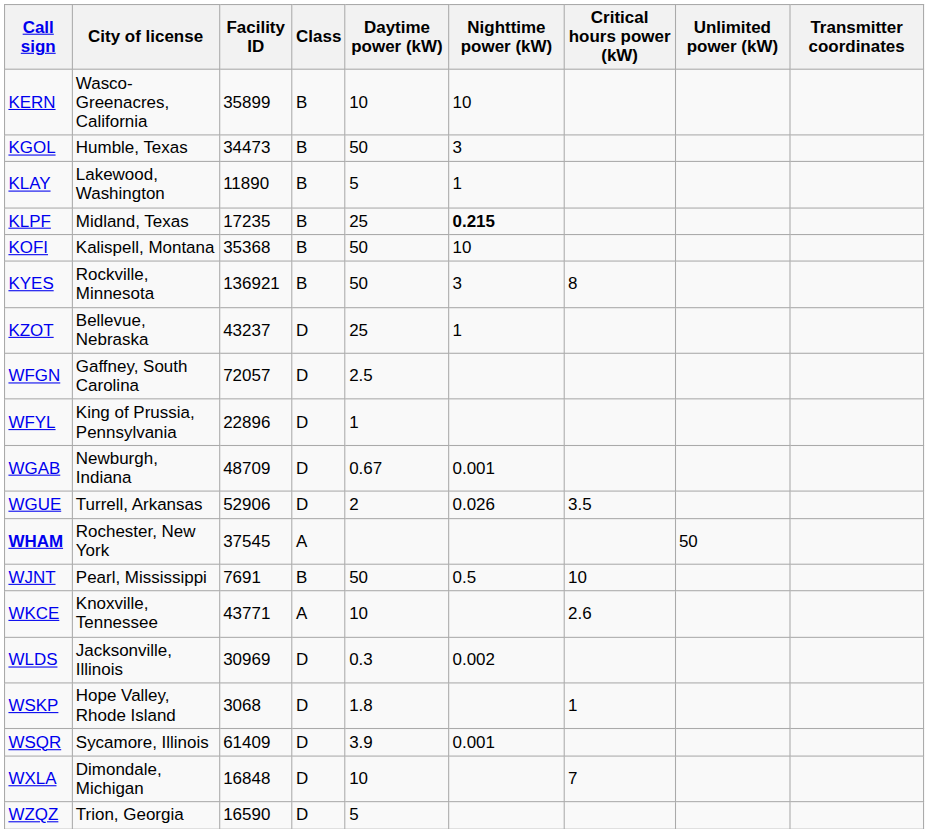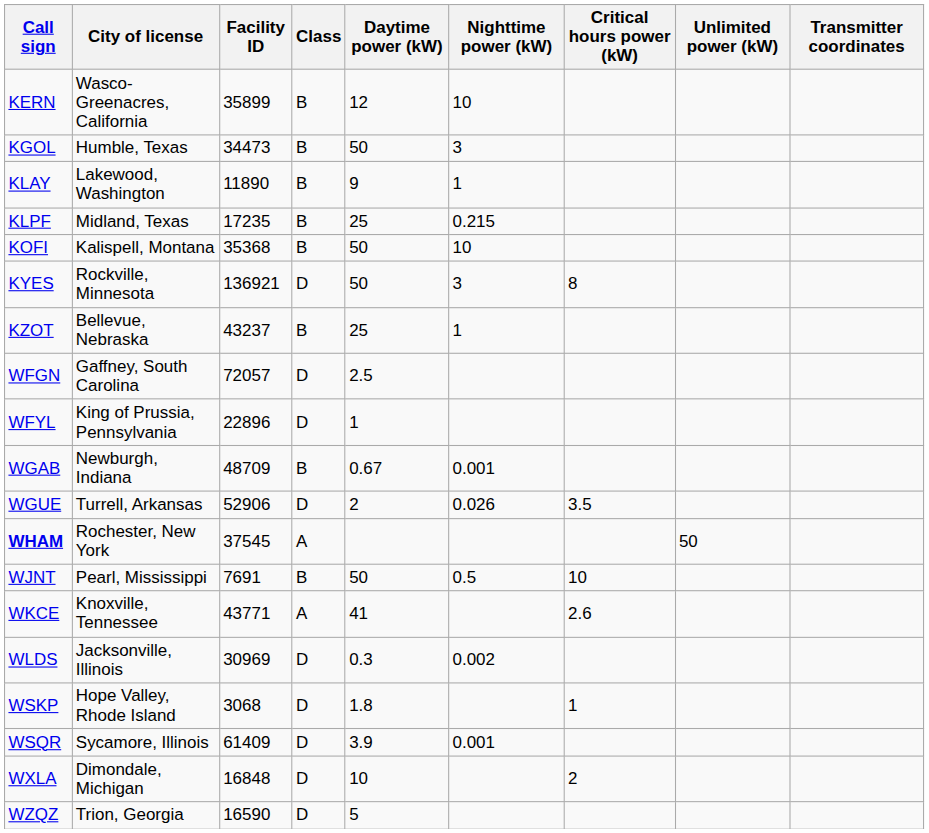(359, 102) 10 -> (359, 102) 12
(354, 184) 5 -> (354, 184) 9
(474, 220) bold -> (474, 220) normal
(302, 284) B -> (302, 284) D
(302, 330) D -> (302, 330) B
(302, 468) D -> (302, 468) B
(359, 613) 10 -> (359, 613) 41
(573, 778) 7 -> (573, 778) 2
